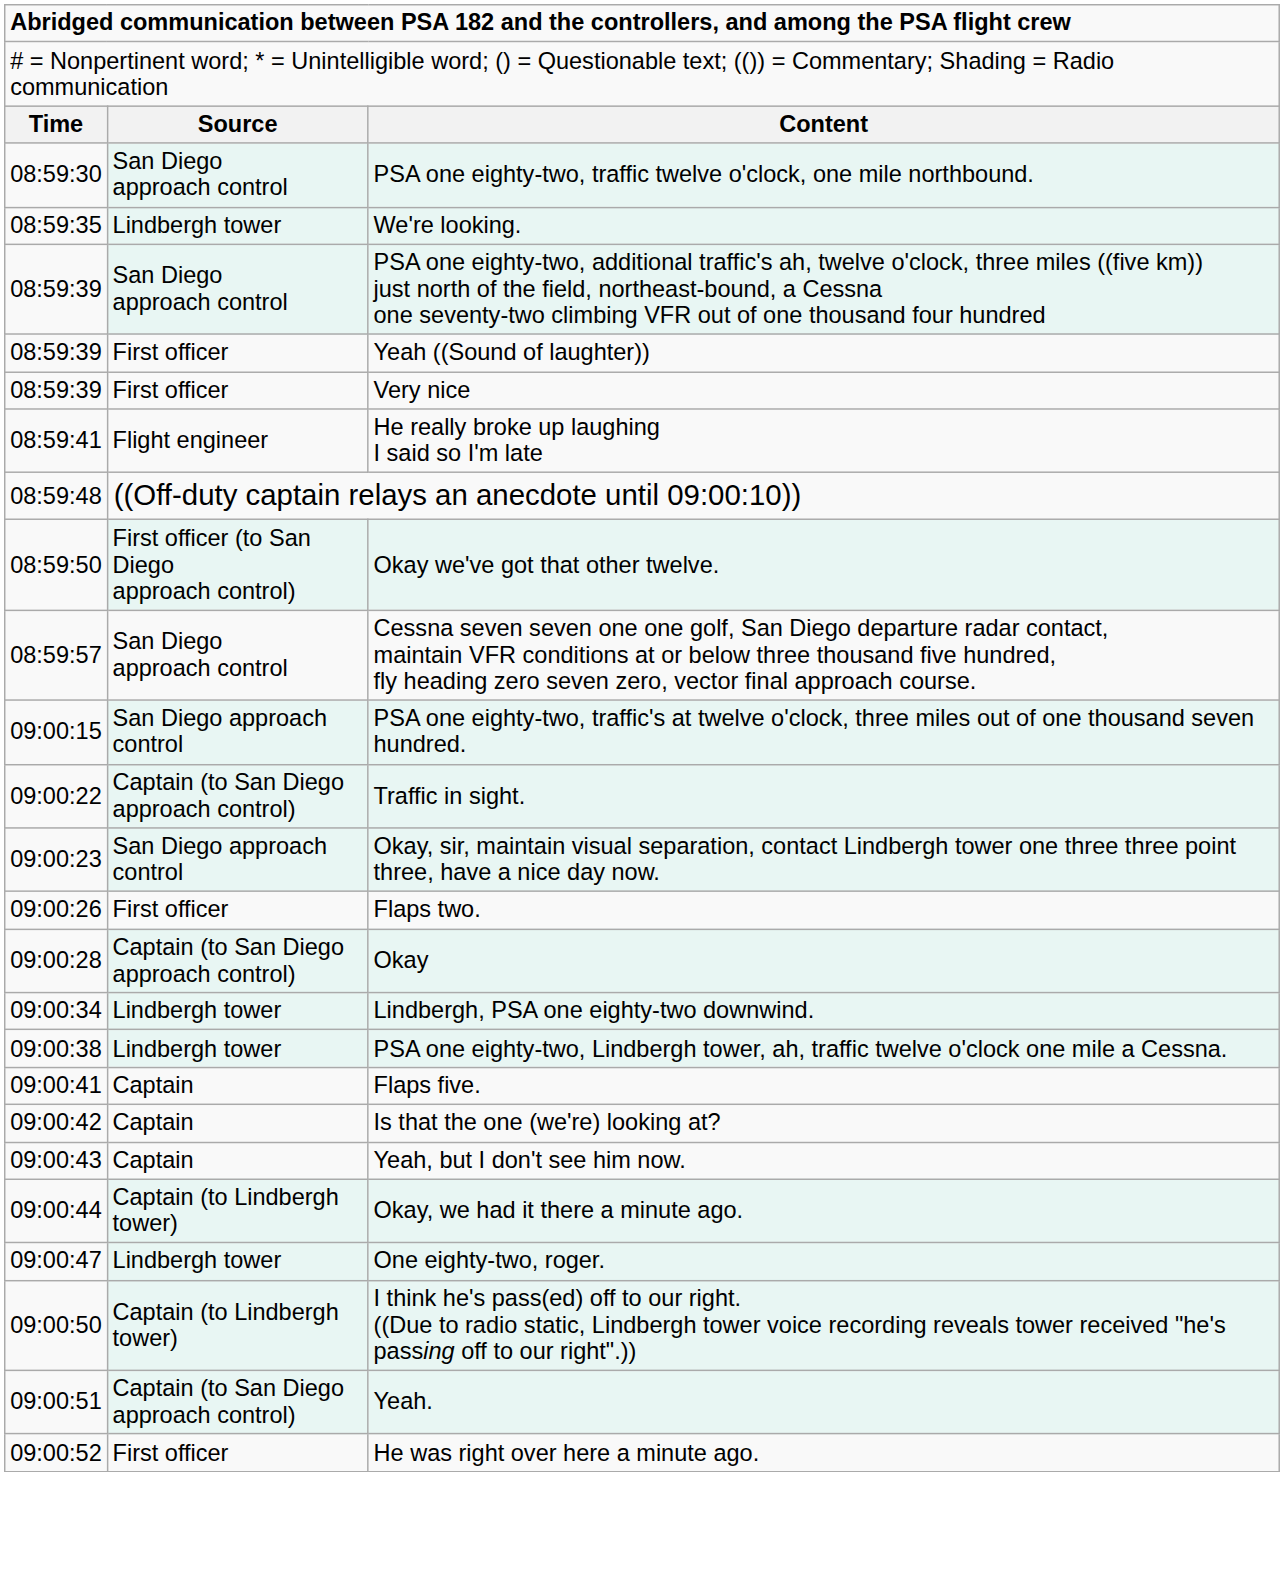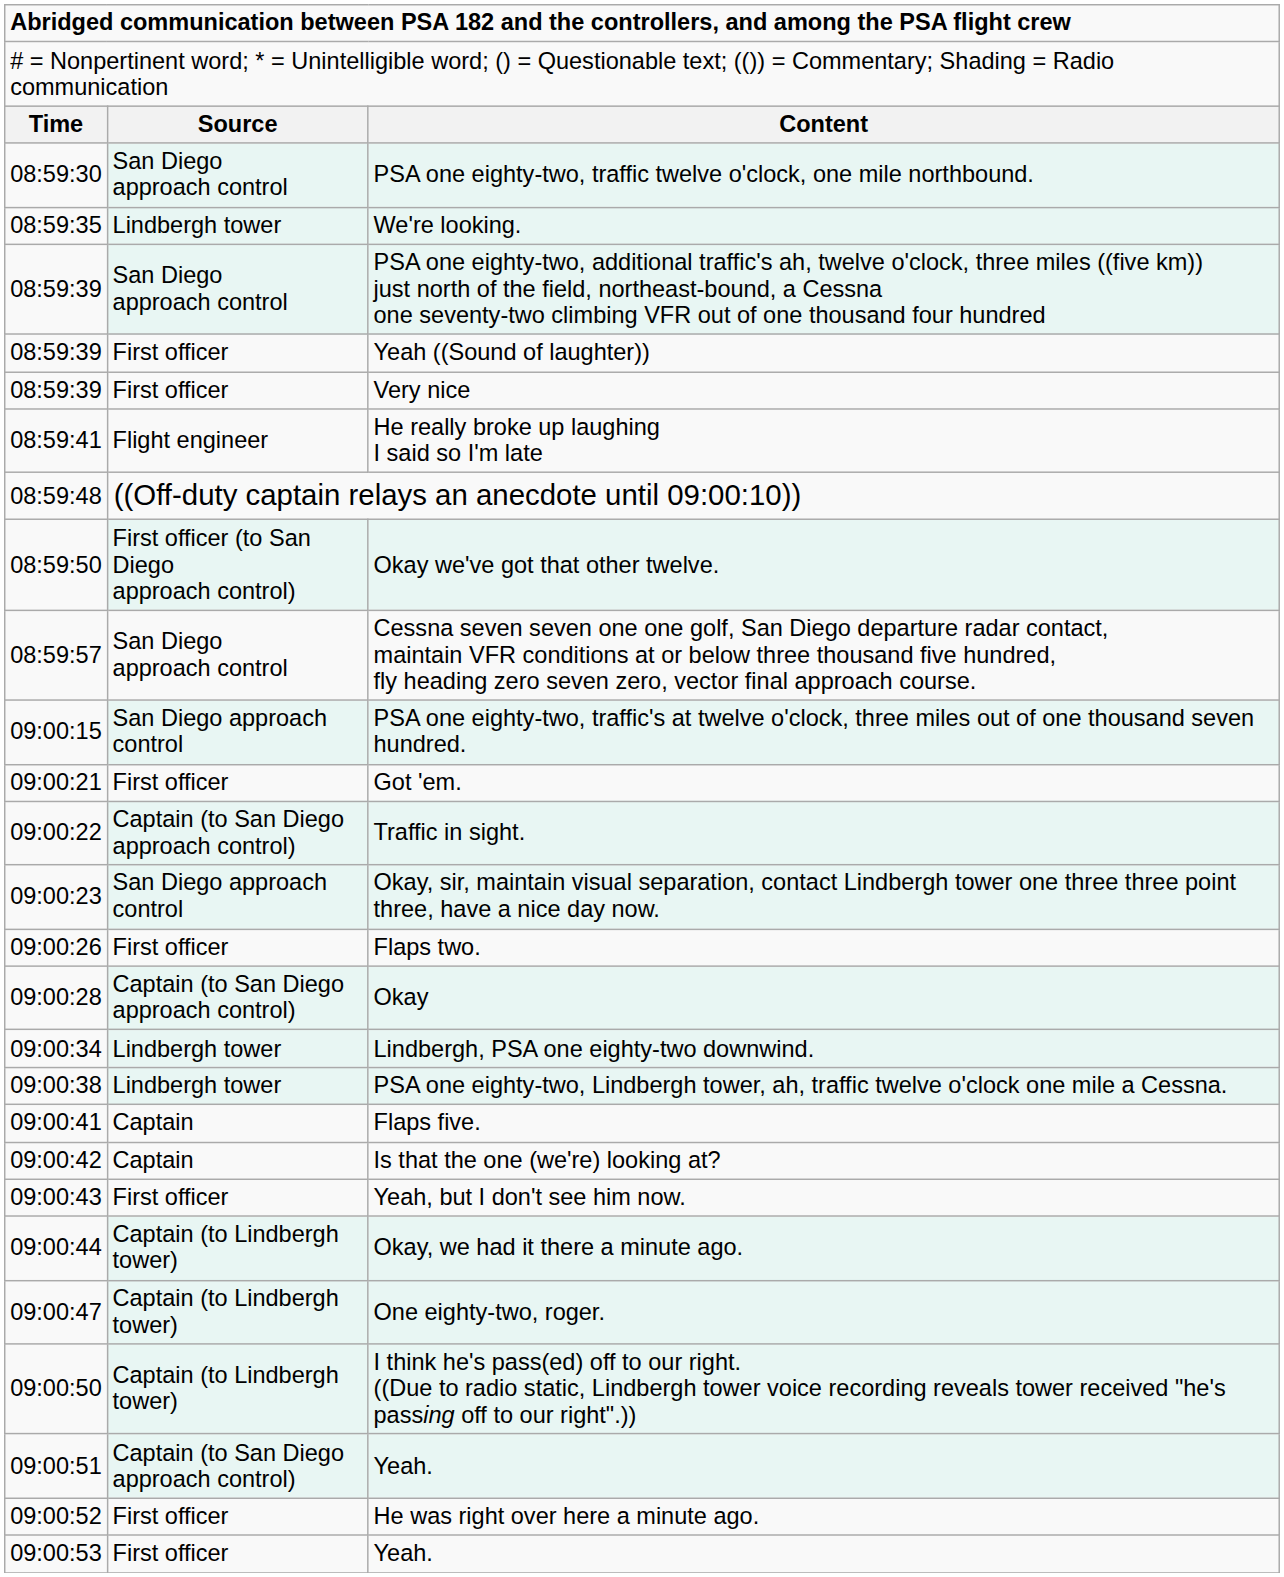+ row: (56, 782)
(153, 1160) Captain -> (170, 1197) First officer
(197, 1261) Lindbergh tower -> (226, 1311) Captain (to Lindbergh tower)
+ row: (56, 1553)
